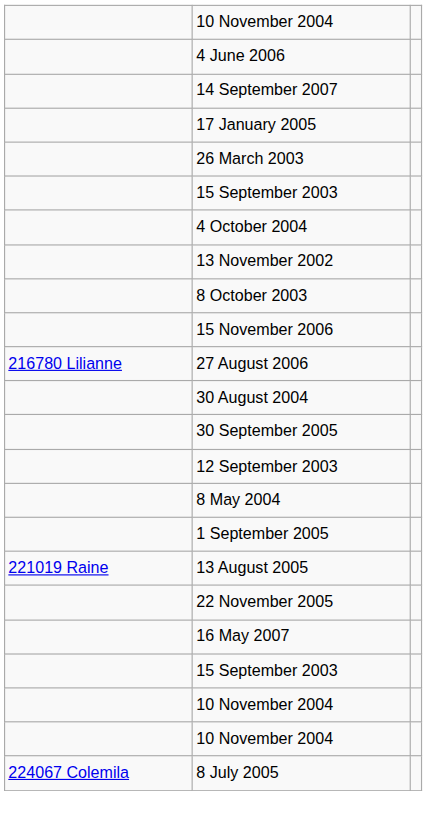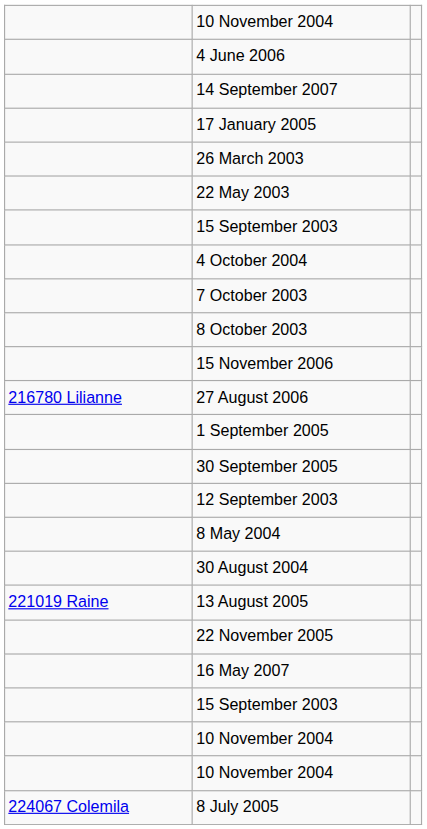+ row: (99, 193)
- row: (99, 261)
+ row: (99, 296)
rows swapped: (99, 534) <-> (99, 398)
